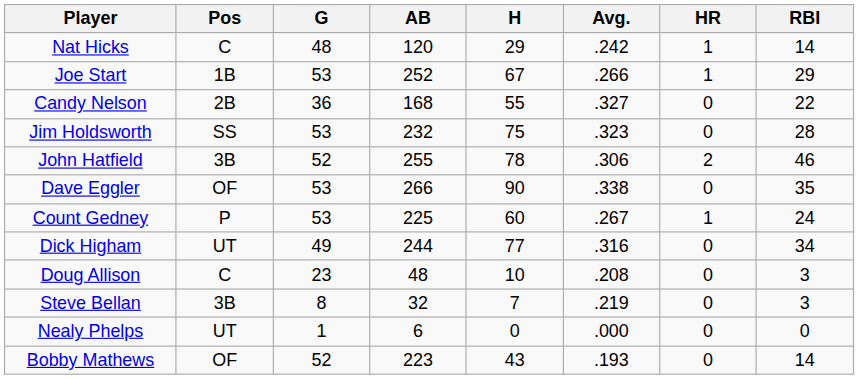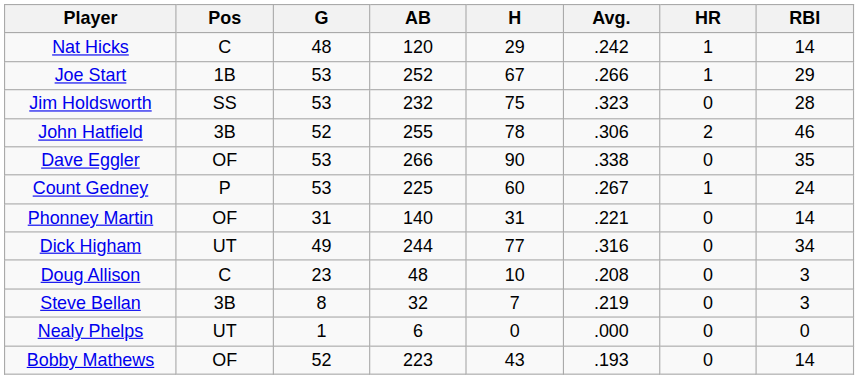- row: (90, 103)
+ row: (90, 217)
